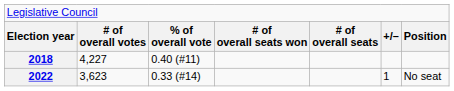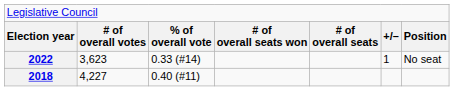rows swapped: (41, 59) <-> (41, 77)
